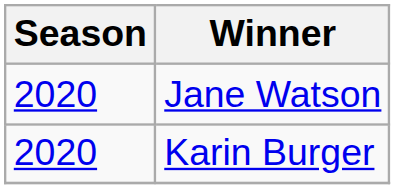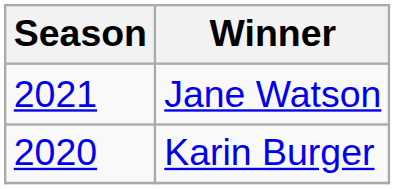(55, 93) 2020 -> (55, 93) 2021
